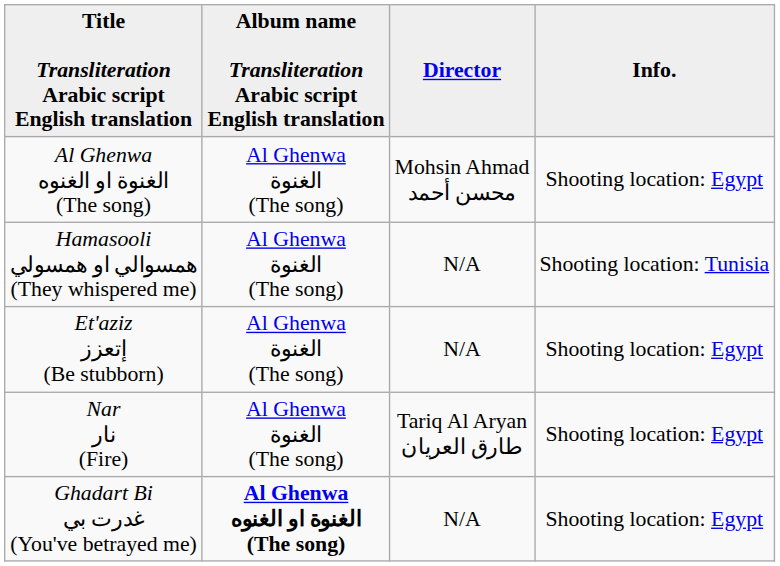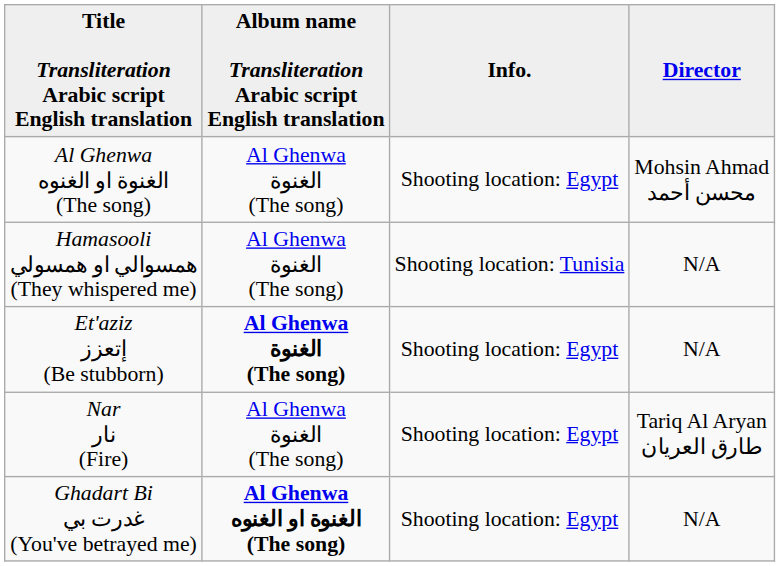columns swapped: (462, 70) <-> (654, 70)
(296, 349) normal -> (296, 349) bold
